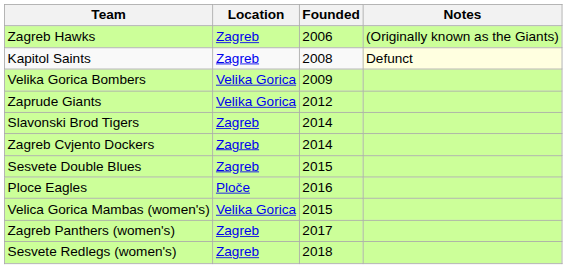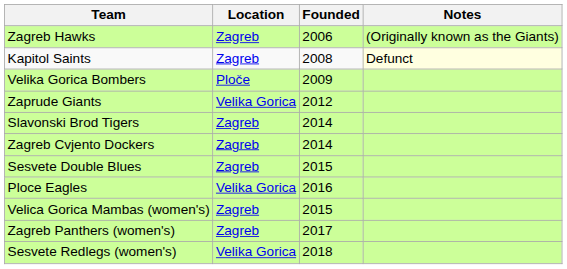(256, 79) Velika Gorica -> (233, 79) Ploče
(233, 187) Ploče -> (256, 187) Velika Gorica
(256, 209) Velika Gorica -> (238, 209) Zagreb
(238, 252) Zagreb -> (256, 252) Velika Gorica
